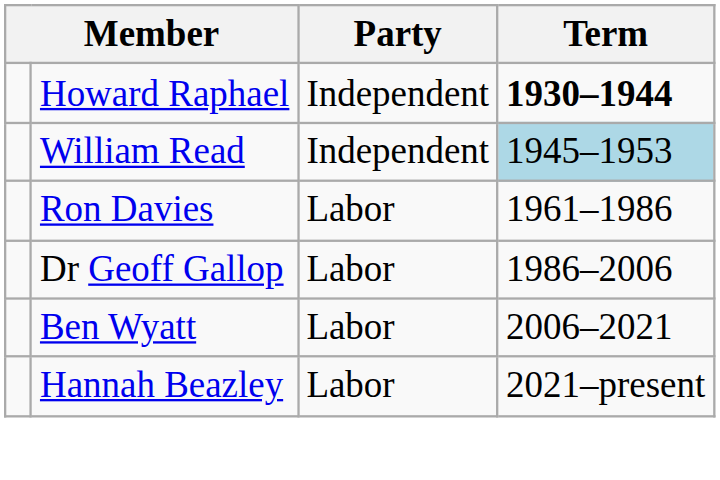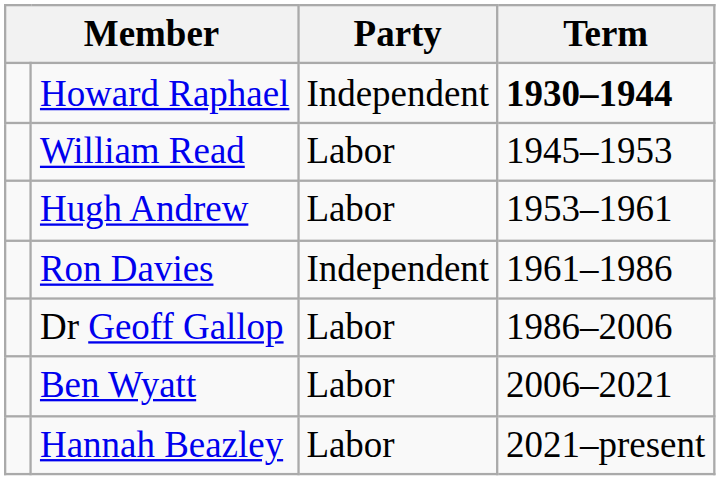(398, 151) Independent -> (351, 151) Labor
(589, 151) lightblue background -> (589, 151) no background
+ row: (144, 209)
(351, 209) Labor -> (398, 268) Independent
